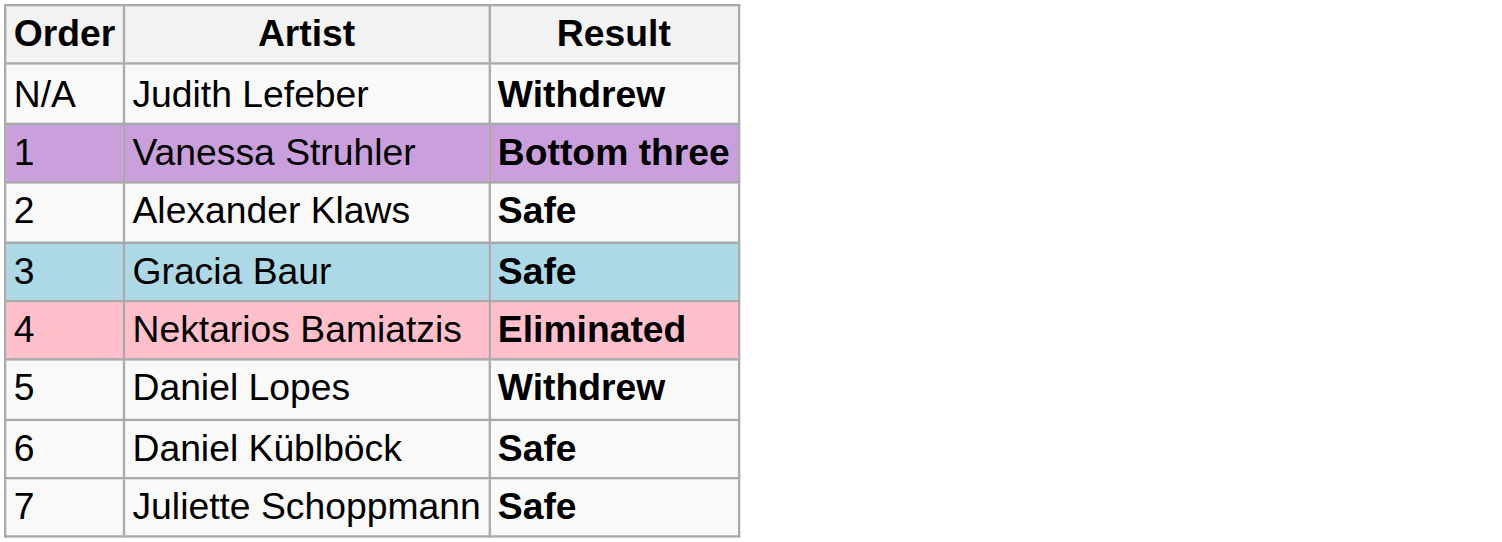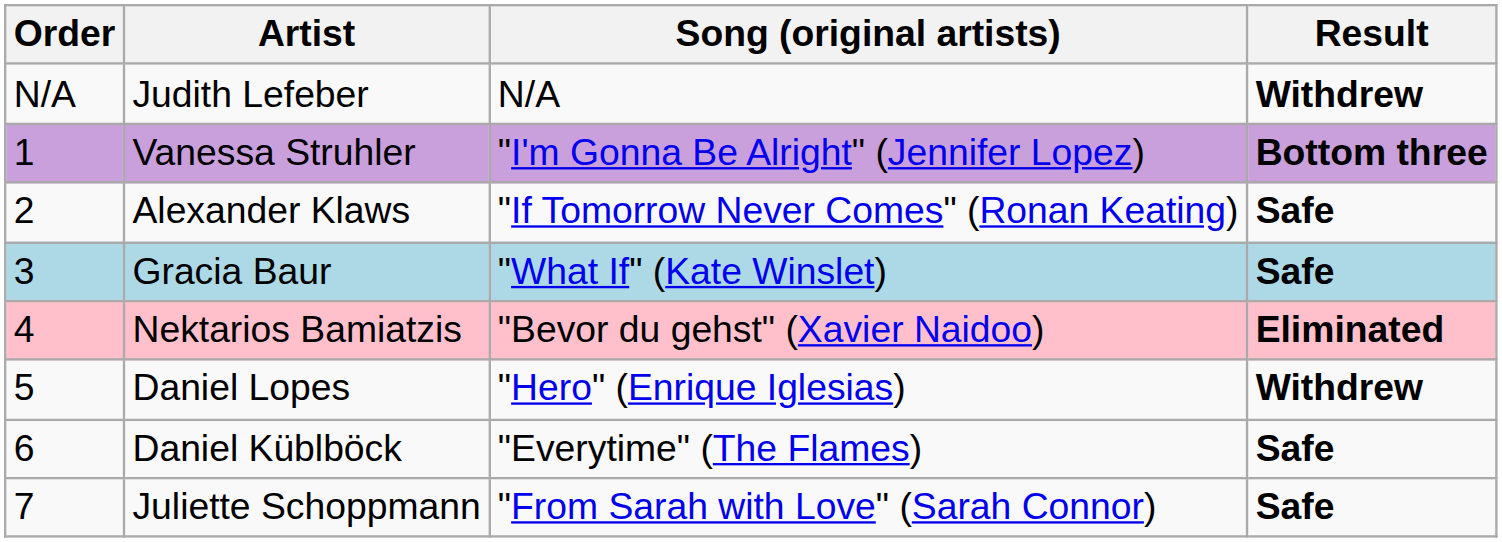+ column: (868, 34)
